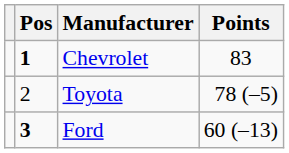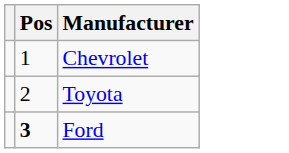- column: (241, 22)
(25, 58) bold -> (25, 58) normal
